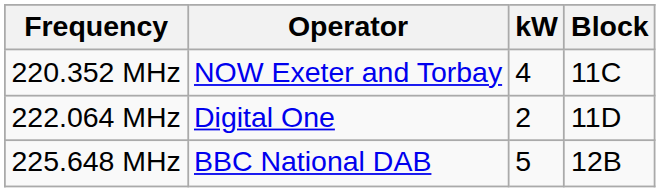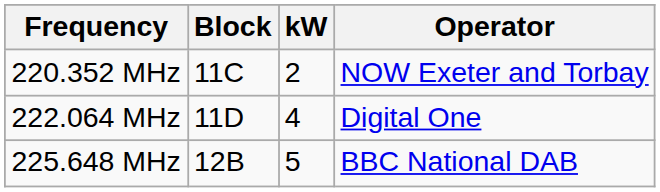columns swapped: (610, 27) <-> (348, 27)
(523, 72) 4 -> (293, 72) 2
(523, 117) 2 -> (293, 117) 4
